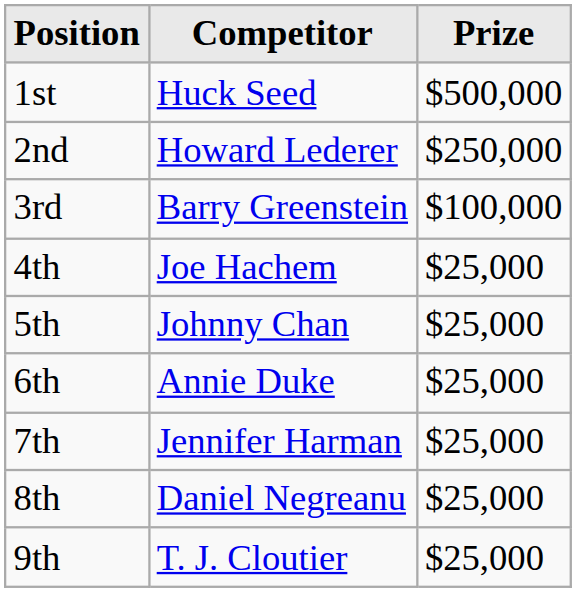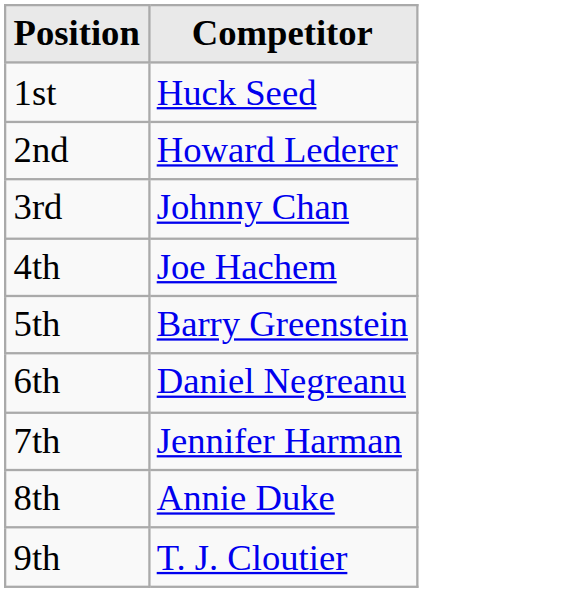- column: (494, 33)
(282, 207) Barry Greenstein -> (253, 207) Johnny Chan
(253, 324) Johnny Chan -> (282, 324) Barry Greenstein
(246, 382) Annie Duke -> (281, 382) Daniel Negreanu
(281, 498) Daniel Negreanu -> (246, 498) Annie Duke
